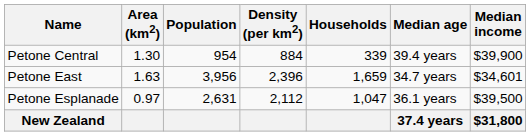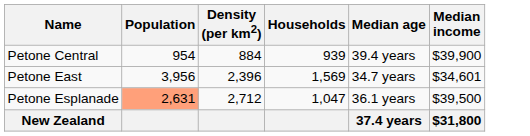- column: (143, 24)
(376, 55) 339 -> (334, 55) 939
(370, 77) 1,659 -> (329, 77) 1,569
(220, 98) no background -> (178, 98) lightsalmon background
(286, 98) 2,112 -> (244, 98) 2,712
